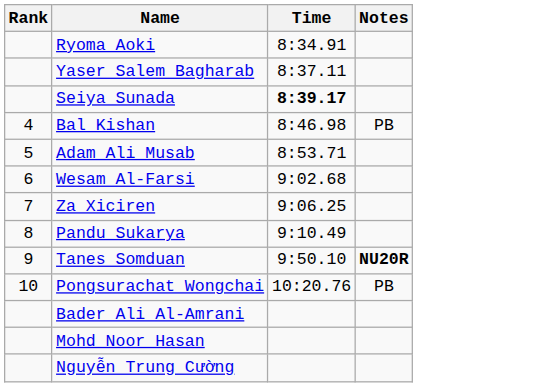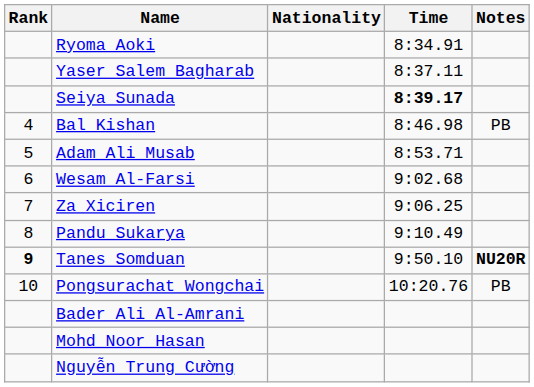+ column: (326, 18)
(28, 260) normal -> (28, 260) bold
